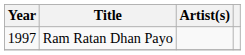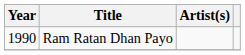(22, 38) 1997 -> (22, 38) 1990
